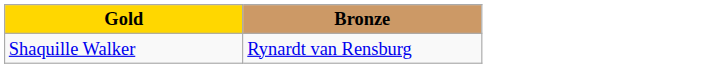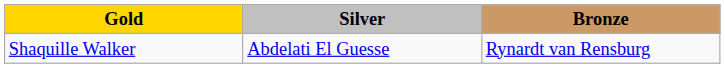+ column: (362, 19)
